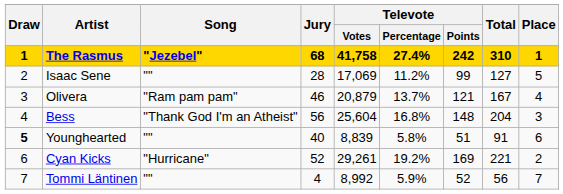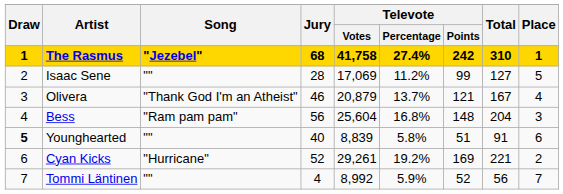(190, 96) "Ram pam pam" -> (221, 96) "Thank God I'm an Atheist"
(221, 117) "Thank God I'm an Atheist" -> (190, 117) "Ram pam pam"
